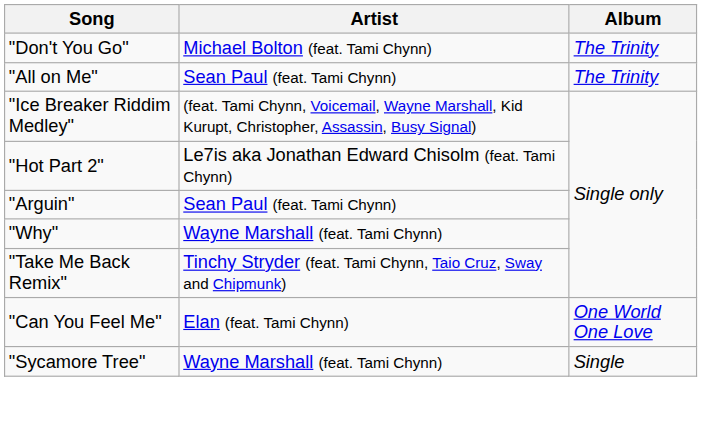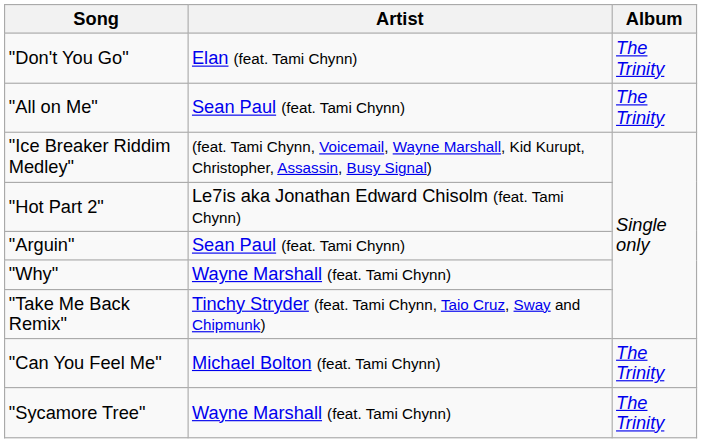(308, 47) Michael Bolton (feat. Tami Chynn) -> (275, 58) Elan (feat. Tami Chynn)
(266, 322) Elan (feat. Tami Chynn) -> (316, 363) Michael Bolton (feat. Tami Chynn)
(617, 322) One World One Love -> (640, 363) The Trinity
(599, 361) Single -> (640, 412) The Trinity
